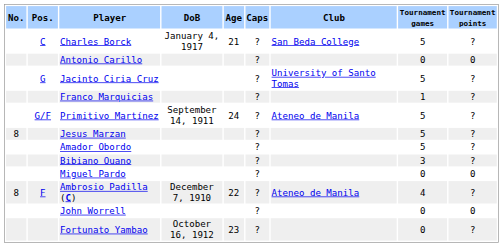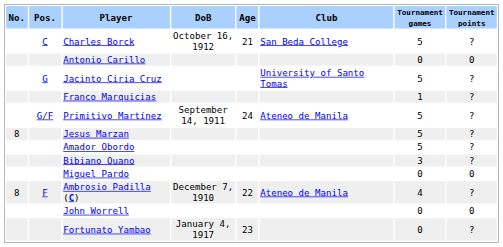- column: (257, 17)
(192, 41) January 4, 1917 -> (203, 41) October 16, 1912
(192, 229) October 16, 1912 -> (203, 229) January 4, 1917
